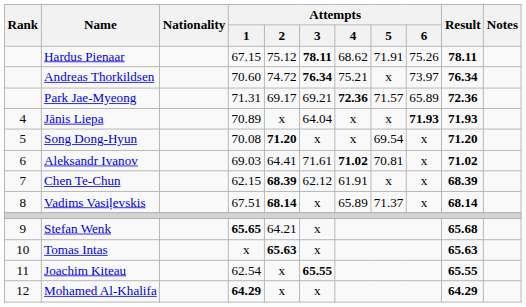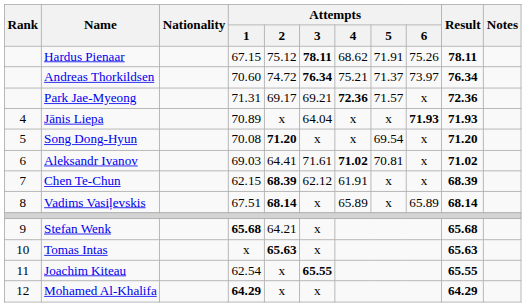(389, 77) x -> (389, 77) 71.37
(424, 98) 65.89 -> (424, 98) x
(389, 202) 71.37 -> (389, 202) x
(424, 202) x -> (424, 202) 65.89
(246, 229) 65.65 -> (246, 229) 65.68
